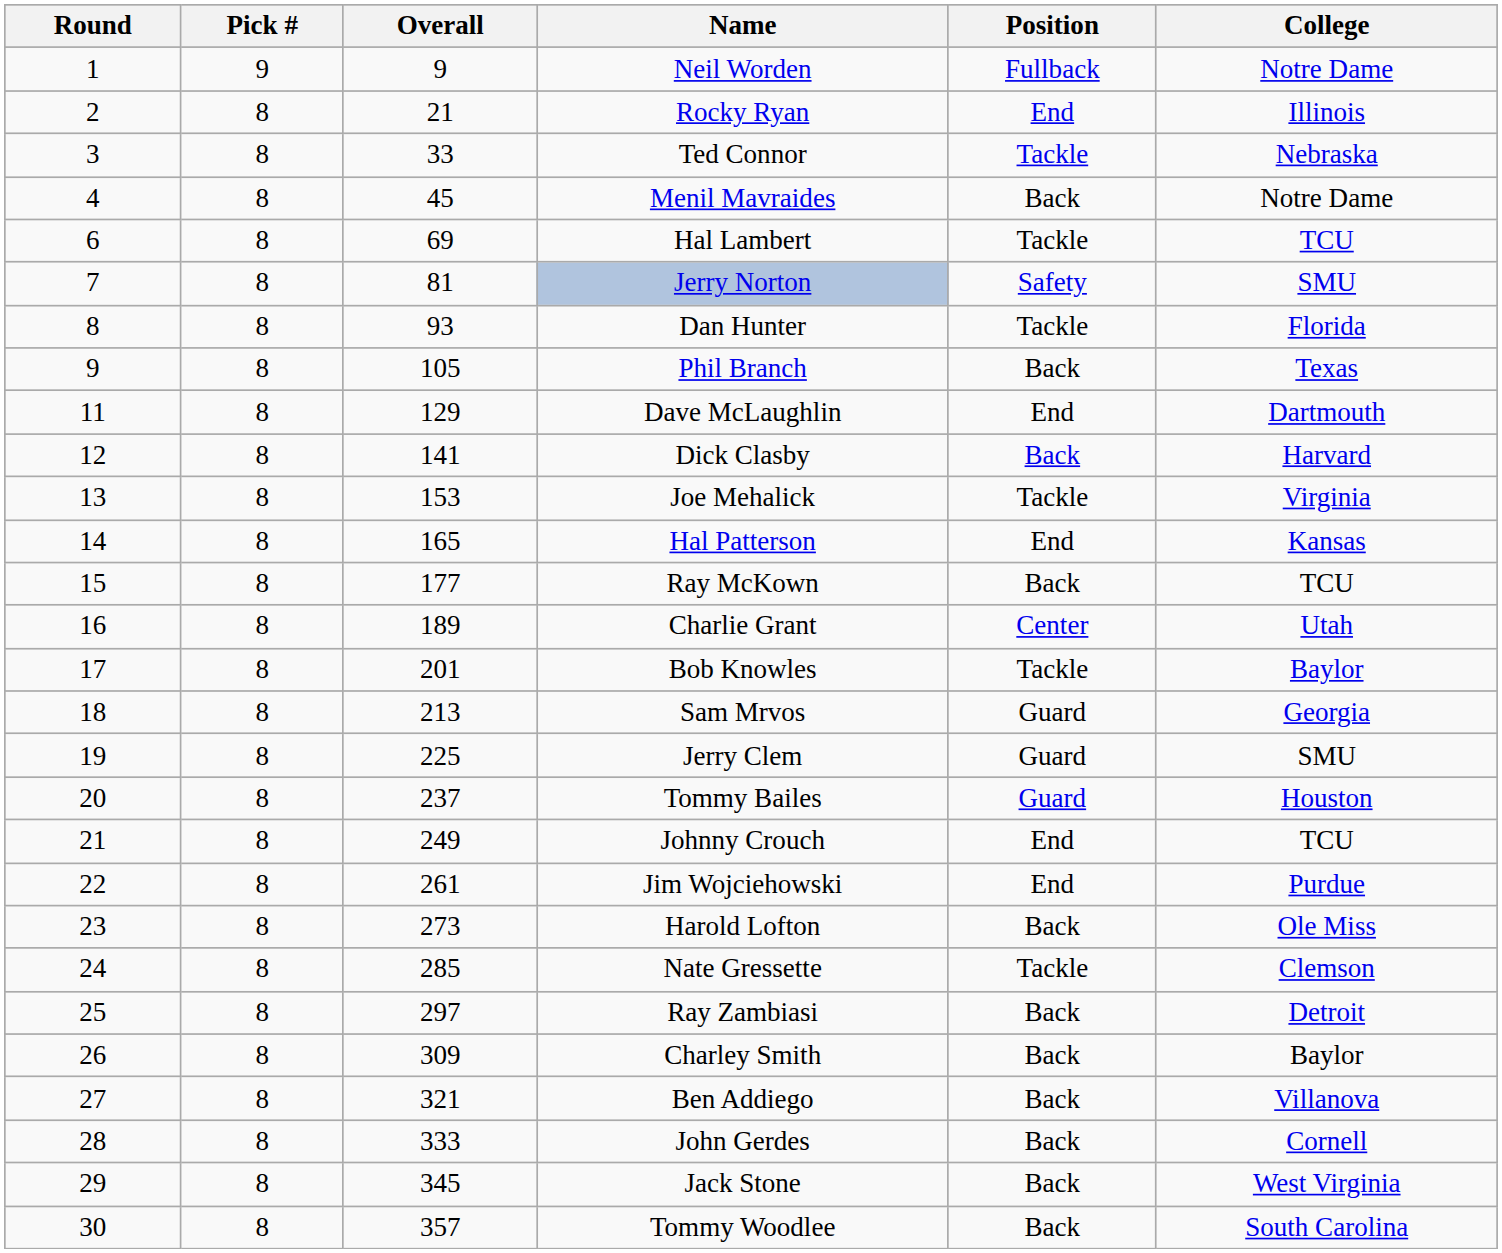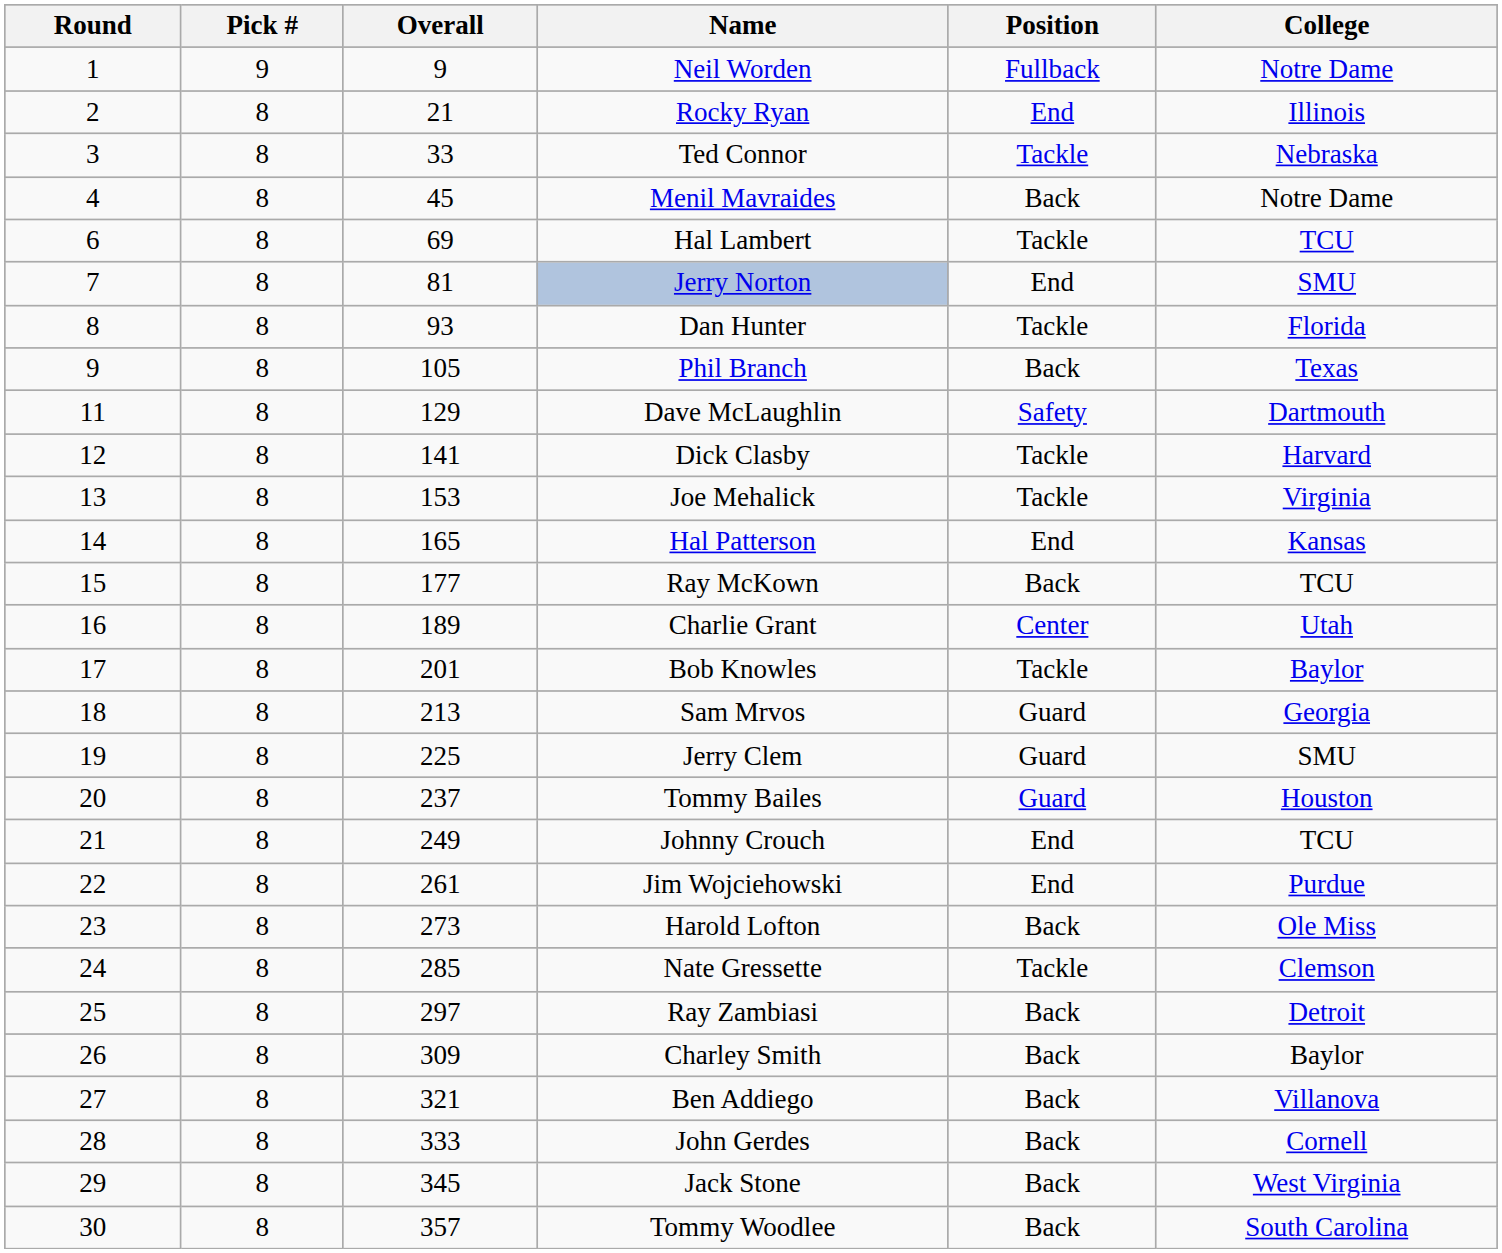(1052, 283) Safety -> (1052, 283) End
(1052, 411) End -> (1052, 411) Safety
(1052, 454) Back -> (1052, 454) Tackle
